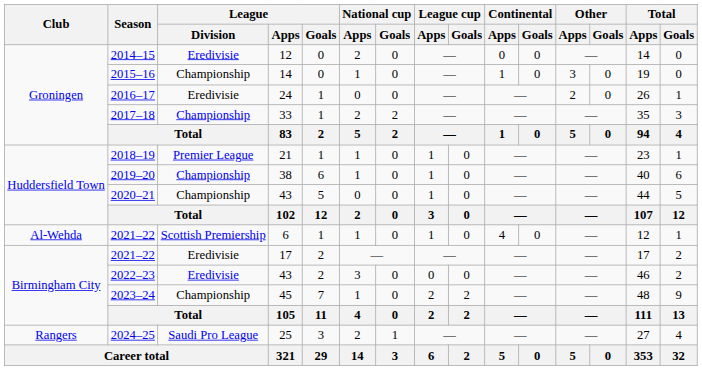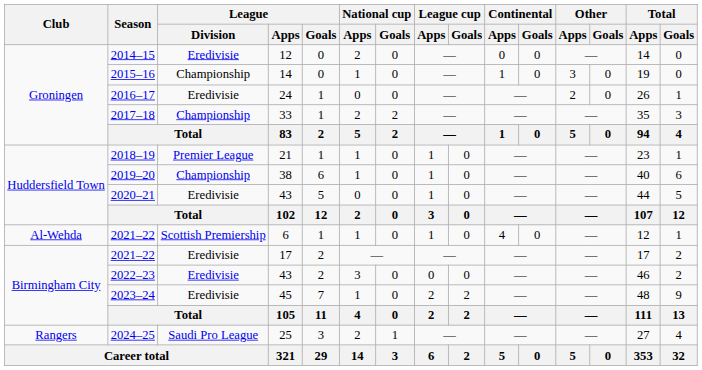(213, 194) Championship -> (213, 194) Eredivisie
(213, 295) Championship -> (213, 295) Eredivisie
